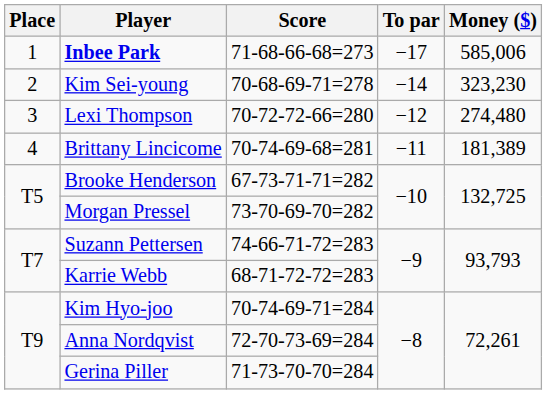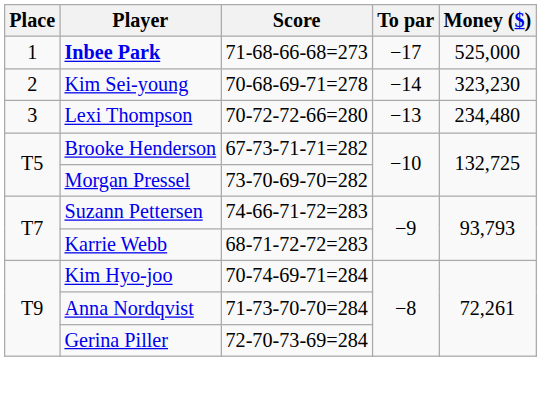(493, 52) 585,006 -> (487, 52) 525,000
(411, 116) −12 -> (406, 116) −13
(493, 116) 274,480 -> (487, 116) 234,480
- row: (143, 148)
(302, 340) 72-70-73-69=284 -> (297, 308) 71-73-70-70=284
(302, 372) 71-73-70-70=284 -> (297, 340) 72-70-73-69=284
